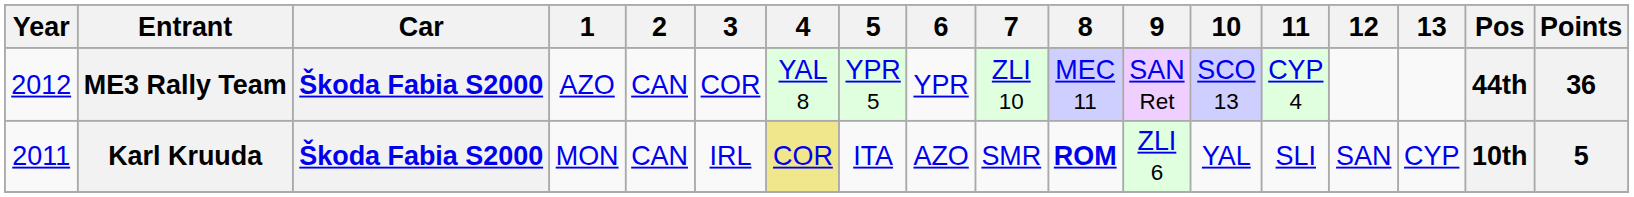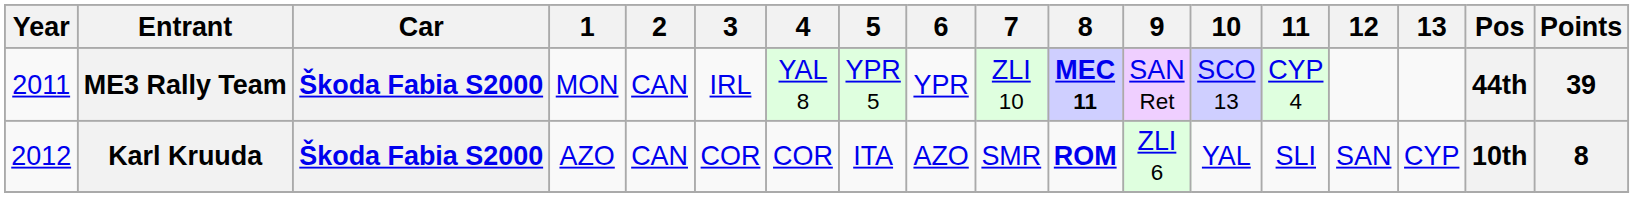(41, 84) 2012 -> (41, 84) 2011
(587, 84) AZO -> (587, 84) MON
(731, 84) COR -> (730, 84) IRL
(1085, 84) normal -> (1085, 84) bold
(1581, 84) 36 -> (1581, 84) 39
(41, 157) 2011 -> (41, 157) 2012
(587, 157) MON -> (587, 157) AZO
(730, 157) IRL -> (731, 157) COR
(803, 157) khaki background -> (803, 157) no background
(1581, 157) 5 -> (1581, 157) 8
